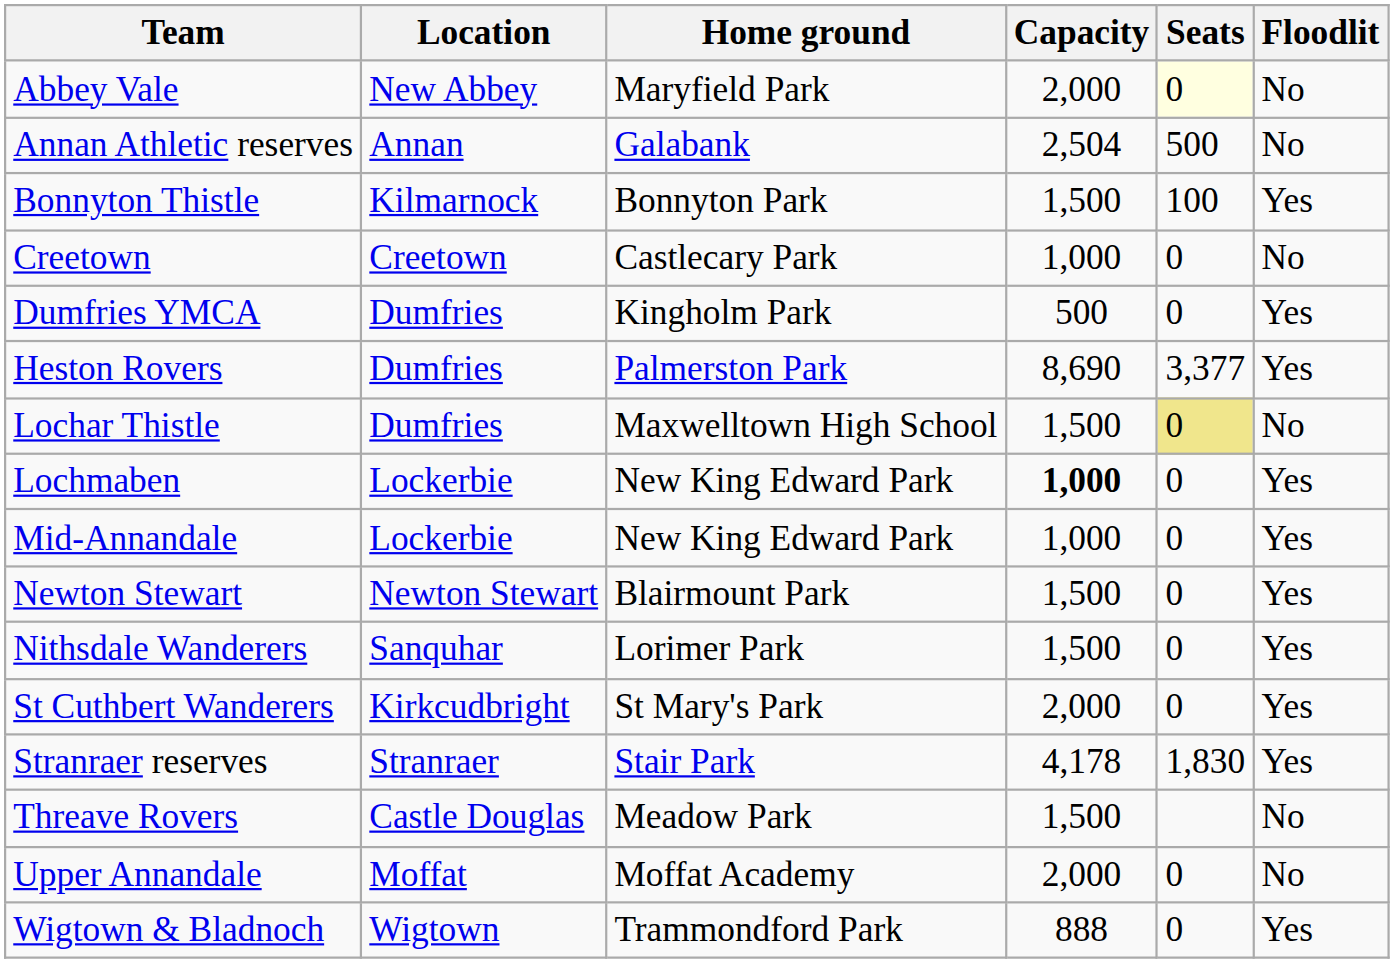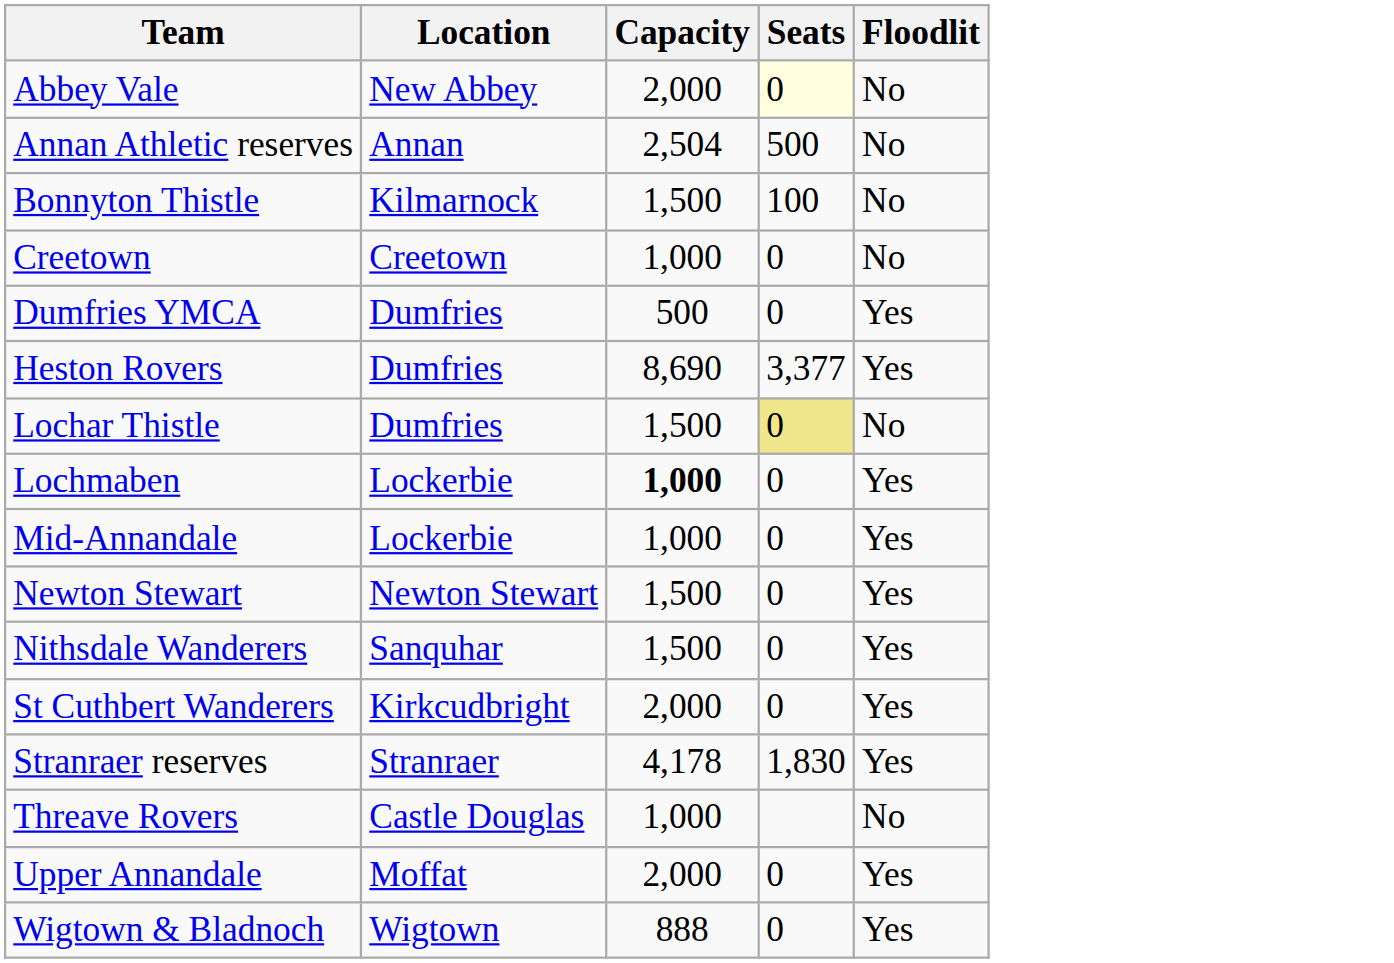- column: (806, 32)
(1287, 200) Yes -> (884, 200) No
(1082, 817) 1,500 -> (682, 817) 1,000
(1283, 873) No -> (888, 873) Yes
